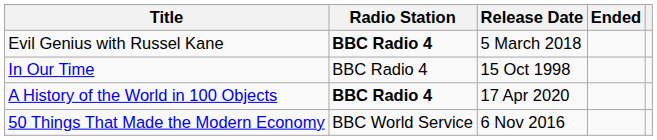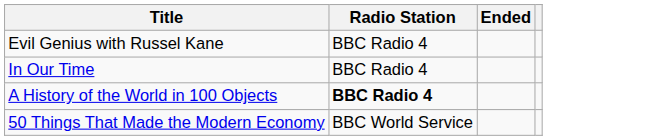- column: (532, 17)
(382, 43) bold -> (380, 43) normal
